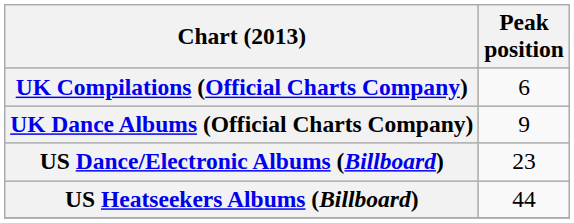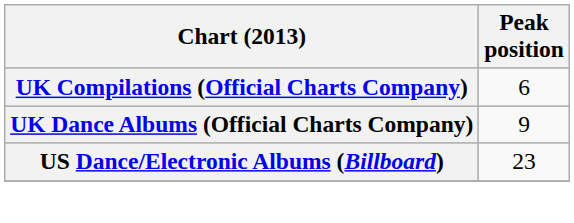- row: (242, 198)
